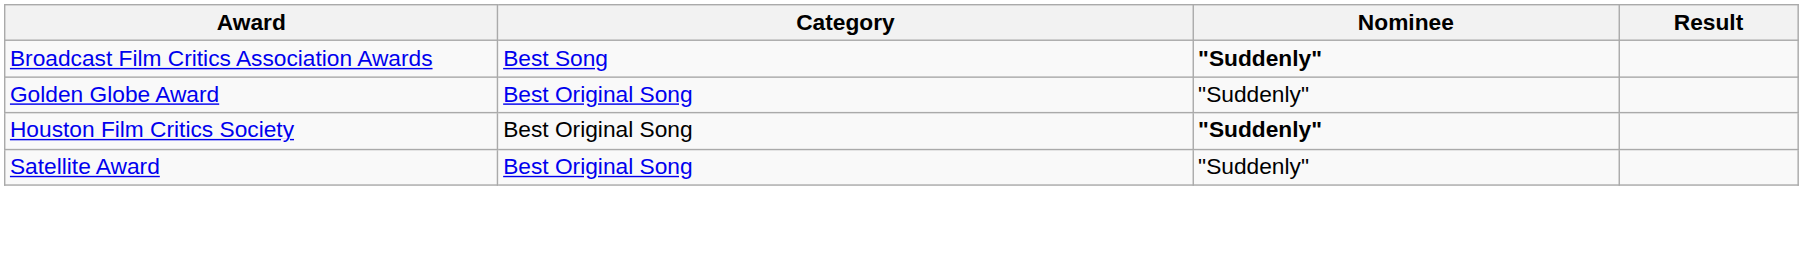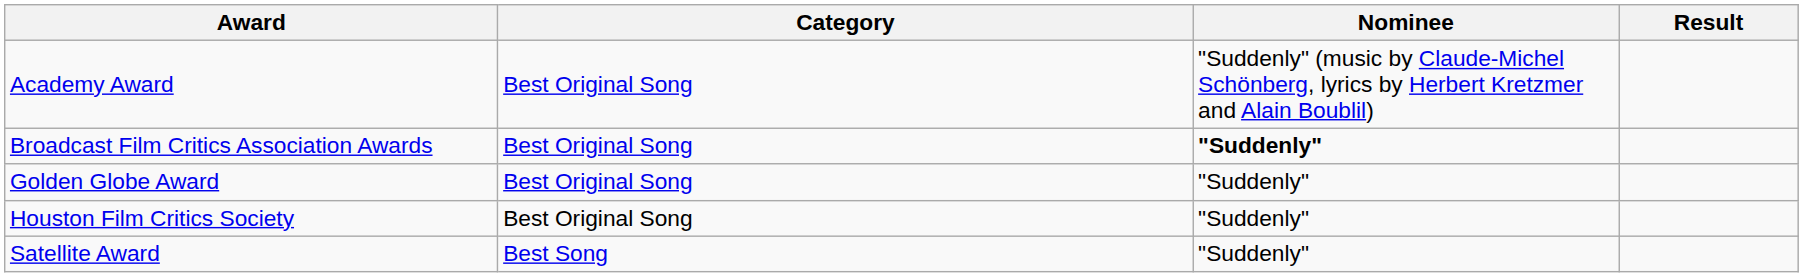+ row: (92, 84)
(556, 58) Best Song -> (598, 145) Best Original Song
(1260, 130) bold -> (1254, 217) normal
(598, 166) Best Original Song -> (556, 253) Best Song
